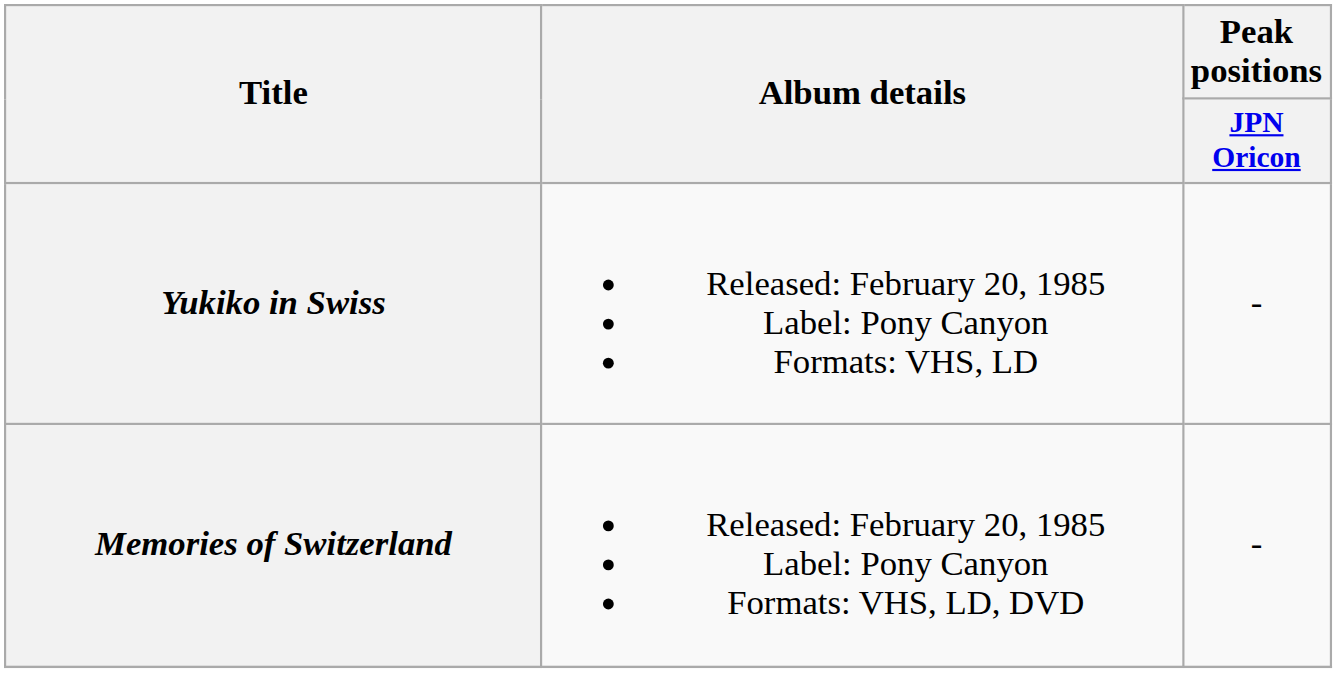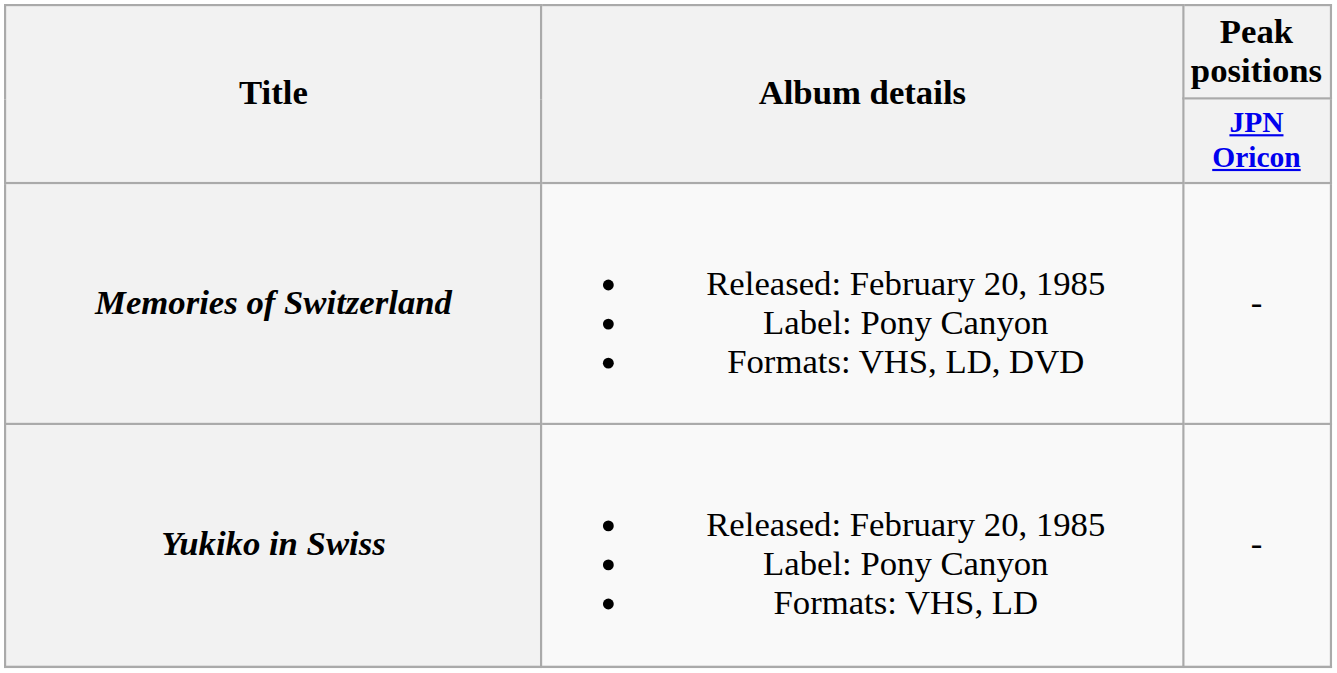rows swapped: (273, 302) <-> (273, 544)
